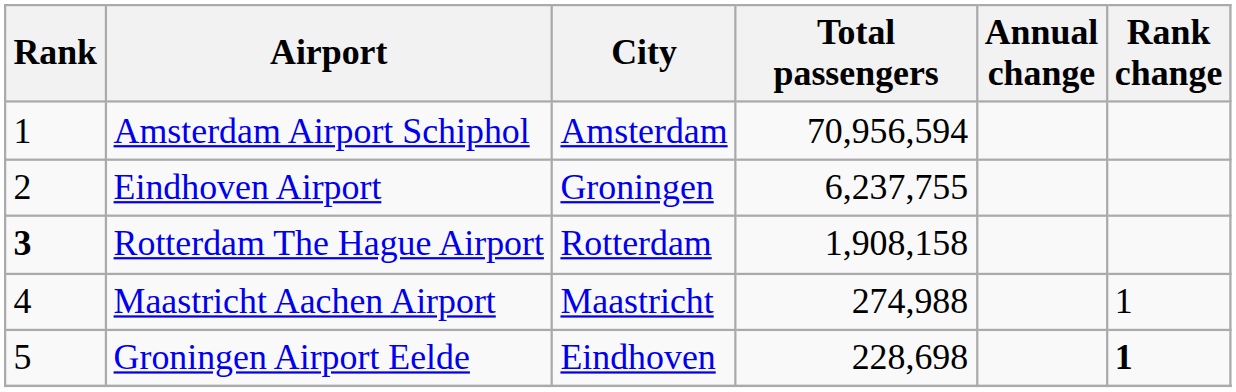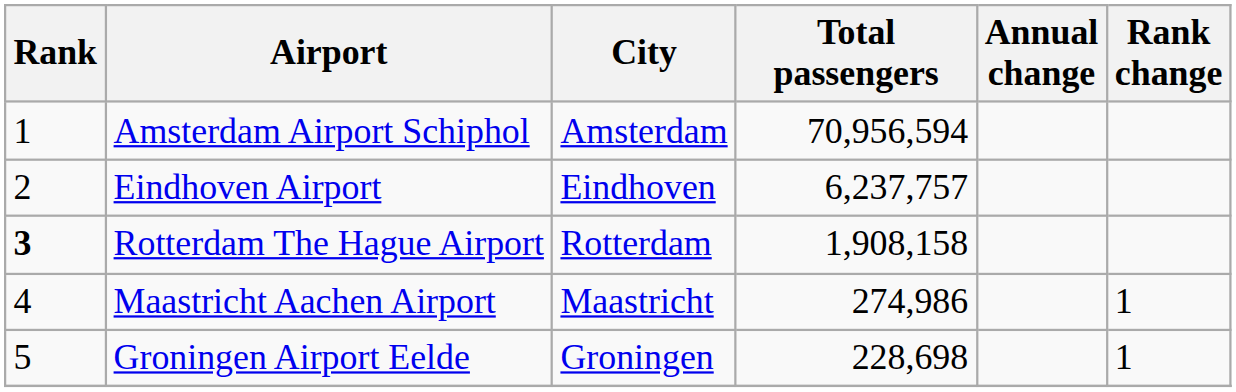(637, 186) Groningen -> (638, 186) Eindhoven
(896, 186) 6,237,755 -> (896, 186) 6,237,757
(910, 300) 274,988 -> (910, 300) 274,986
(638, 357) Eindhoven -> (637, 357) Groningen
(1124, 357) bold -> (1124, 357) normal
